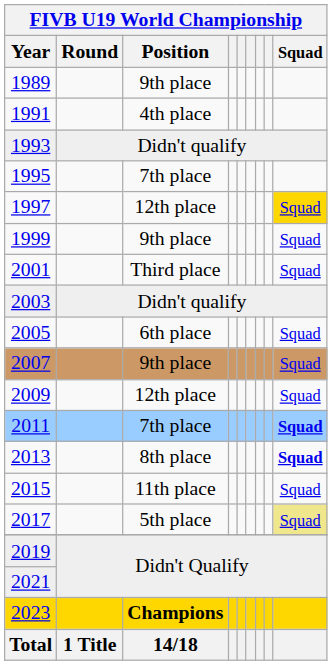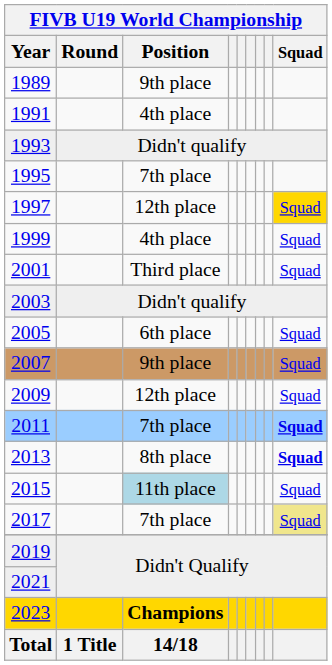(175, 238) 9th place -> (175, 238) 4th place
(175, 488) no background -> (175, 488) lightblue background
(175, 519) 5th place -> (175, 519) 7th place
